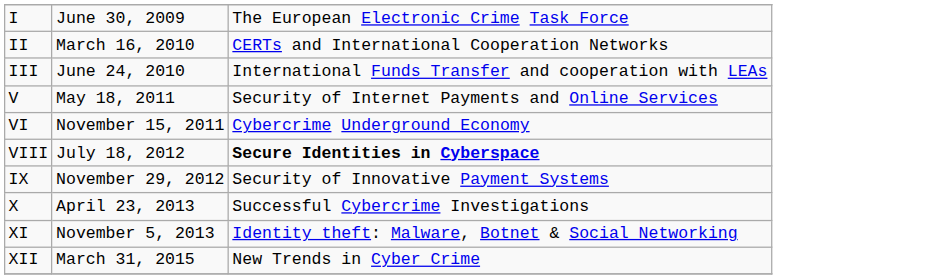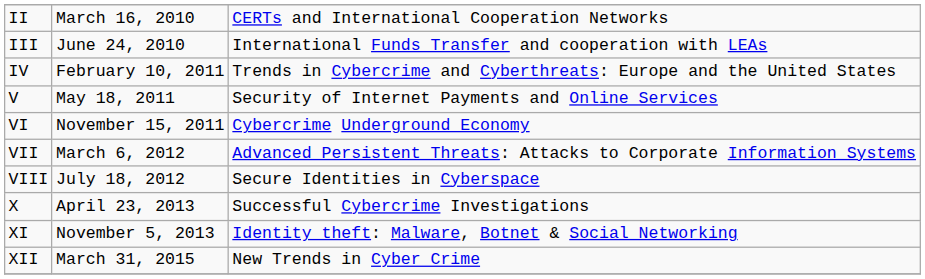- row: (14, 18)
+ row: (18, 72)
+ row: (23, 153)
(386, 153) bold -> (386, 180) normal
- row: (18, 180)
